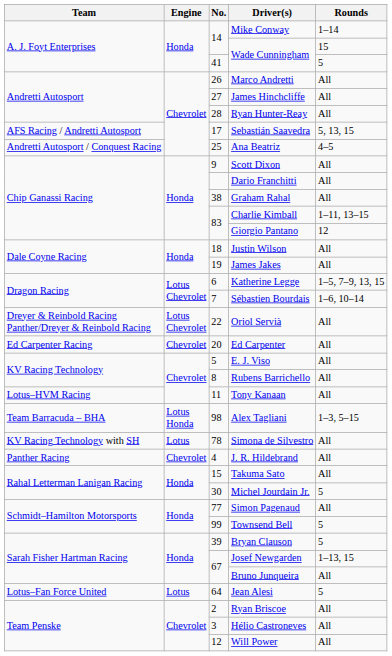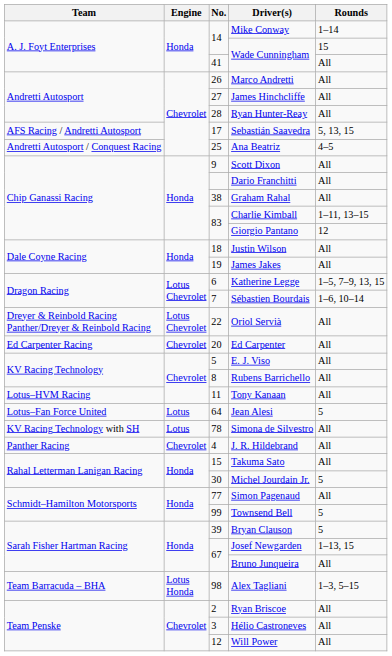(321, 62) 5 -> (325, 62) All
rows swapped: (216, 591) <-> (216, 417)
